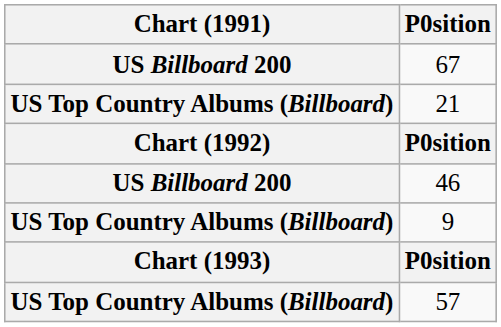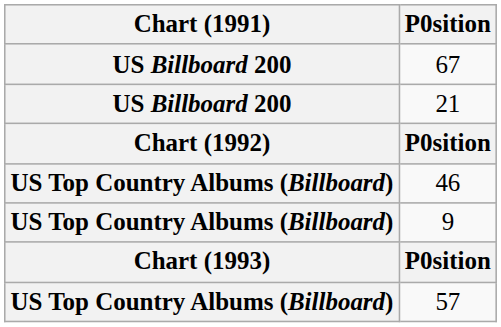(202, 103) US Top Country Albums (Billboard) -> (202, 103) US Billboard 200
(202, 182) US Billboard 200 -> (202, 182) US Top Country Albums (Billboard)
